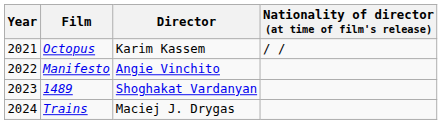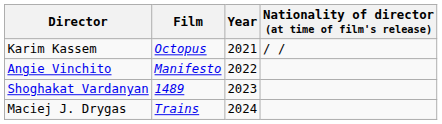columns swapped: (22, 22) <-> (186, 22)
